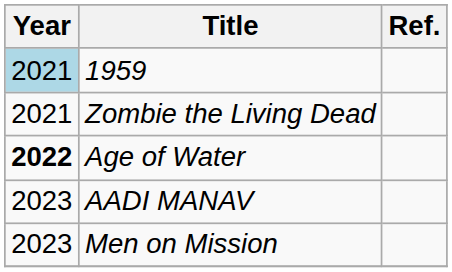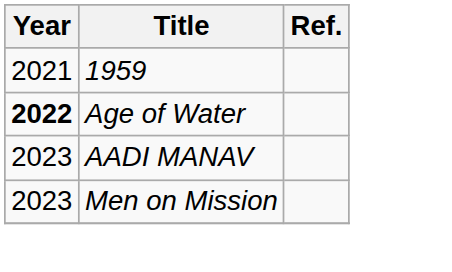(42, 69) lightblue background -> (42, 69) no background
- row: (230, 113)
